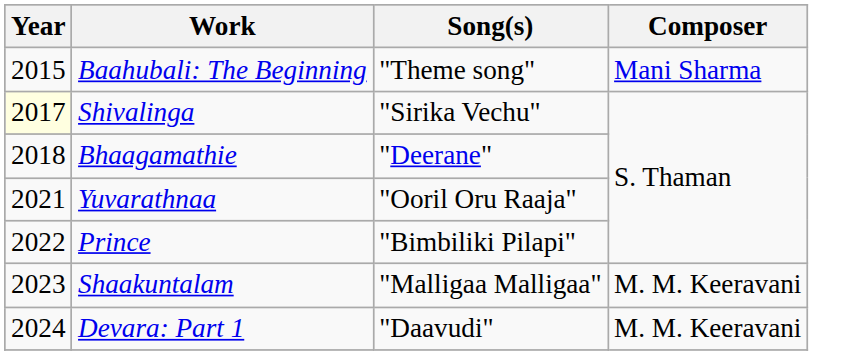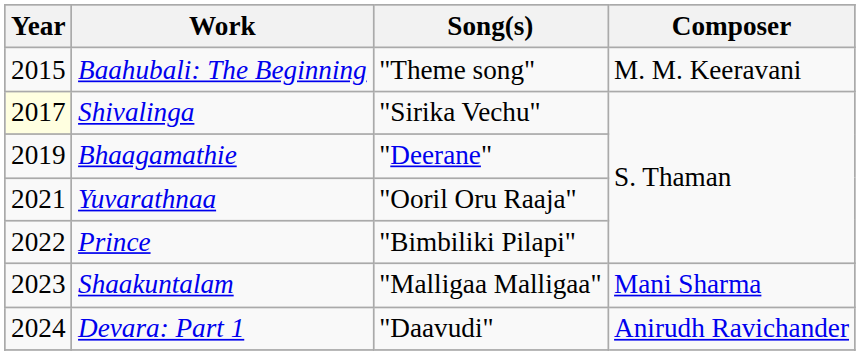(688, 69) Mani Sharma -> (708, 69) M. M. Keeravani
(38, 155) 2018 -> (38, 155) 2019
(708, 284) M. M. Keeravani -> (688, 284) Mani Sharma
(708, 328) M. M. Keeravani -> (732, 328) Anirudh Ravichander
